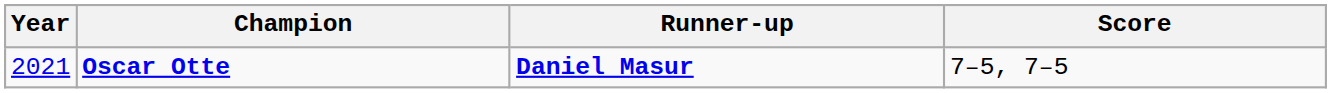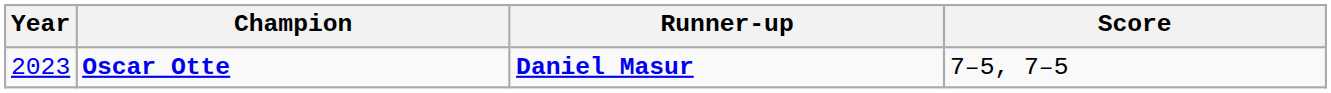(41, 67) 2021 -> (41, 67) 2023
